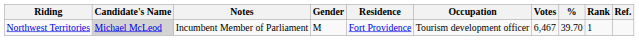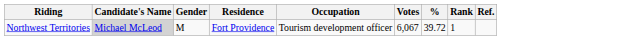- column: (242, 12)
(545, 27) 6,467 -> (408, 27) 6,067
(572, 27) 39.70 -> (435, 27) 39.72
